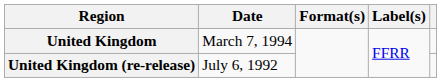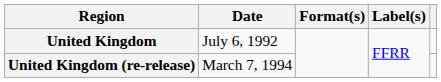(247, 41) March 7, 1994 -> (240, 41) July 6, 1992
(240, 65) July 6, 1992 -> (247, 65) March 7, 1994
